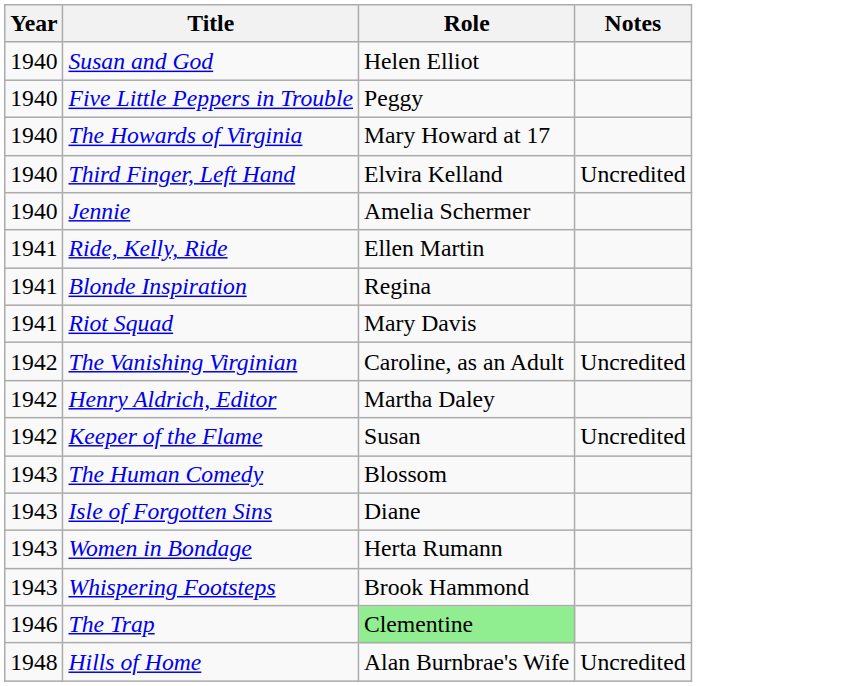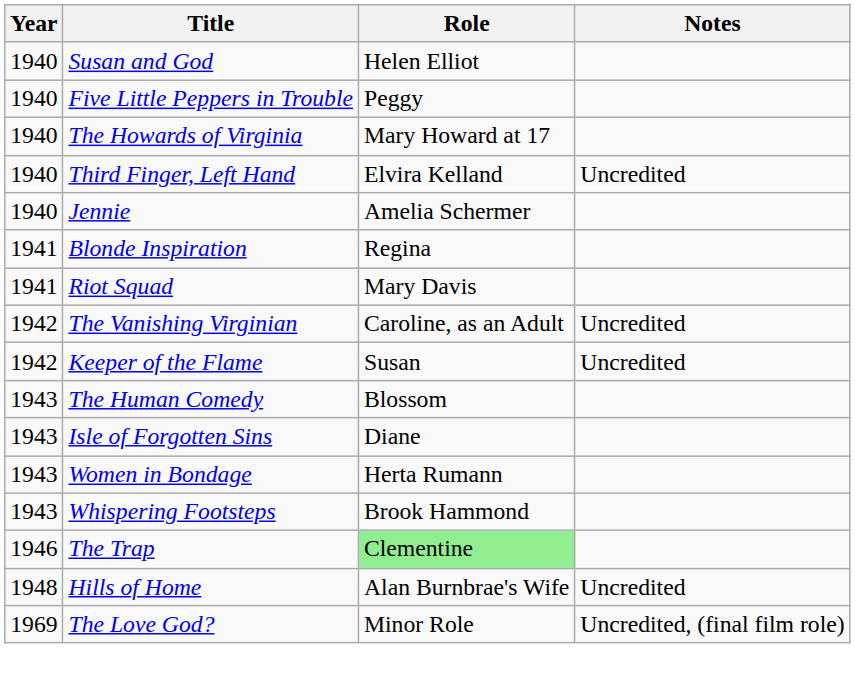- row: (148, 248)
- row: (173, 398)
+ row: (141, 624)
